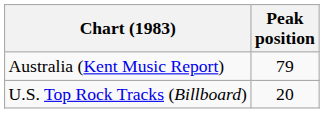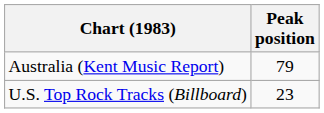(285, 94) 20 -> (285, 94) 23
